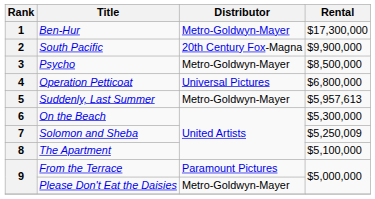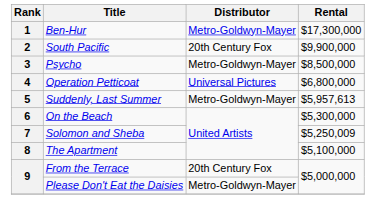(242, 47) 20th Century Fox-Magna -> (230, 47) 20th Century Fox
(230, 168) Paramount Pictures -> (230, 168) 20th Century Fox
